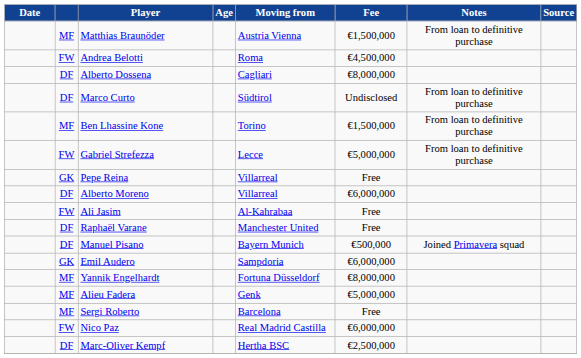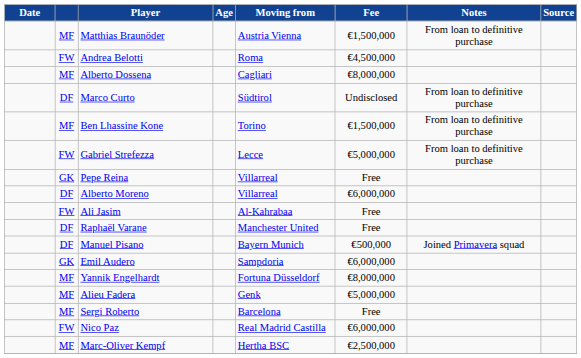(67, 74) DF -> (67, 74) MF
(67, 345) DF -> (67, 345) MF
